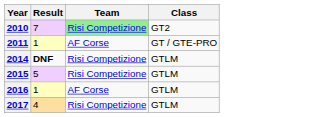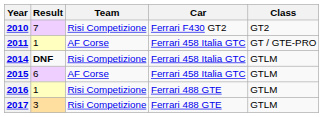+ column: (198, 12)
(107, 28) lightgreen background -> (107, 28) no background
(36, 74) 5 -> (36, 74) 6
(107, 74) Risi Competizione -> (88, 74) AF Corse
(88, 90) AF Corse -> (107, 90) Risi Competizione
(36, 105) 4 -> (36, 105) 3
